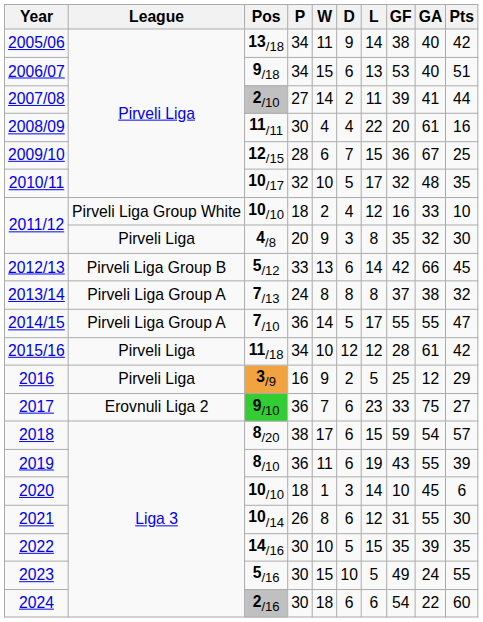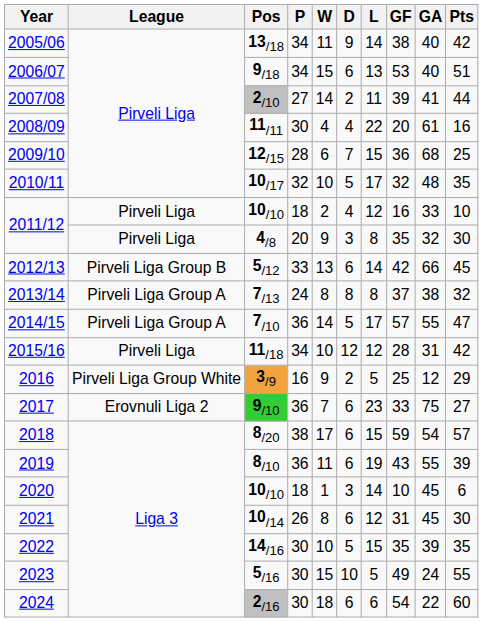(431, 155) 67 -> (431, 155) 68
(157, 211) Pirveli Liga Group White -> (157, 211) Pirveli Liga
(401, 323) 55 -> (401, 323) 57
(431, 351) 61 -> (431, 351) 31
(157, 379) Pirveli Liga -> (157, 379) Pirveli Liga Group White
(431, 519) 55 -> (431, 519) 45
